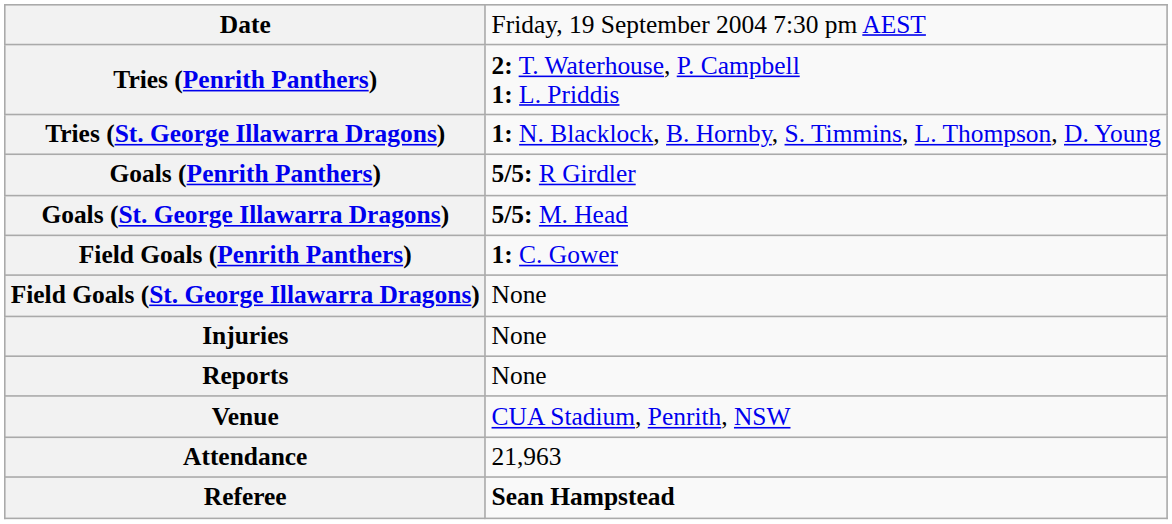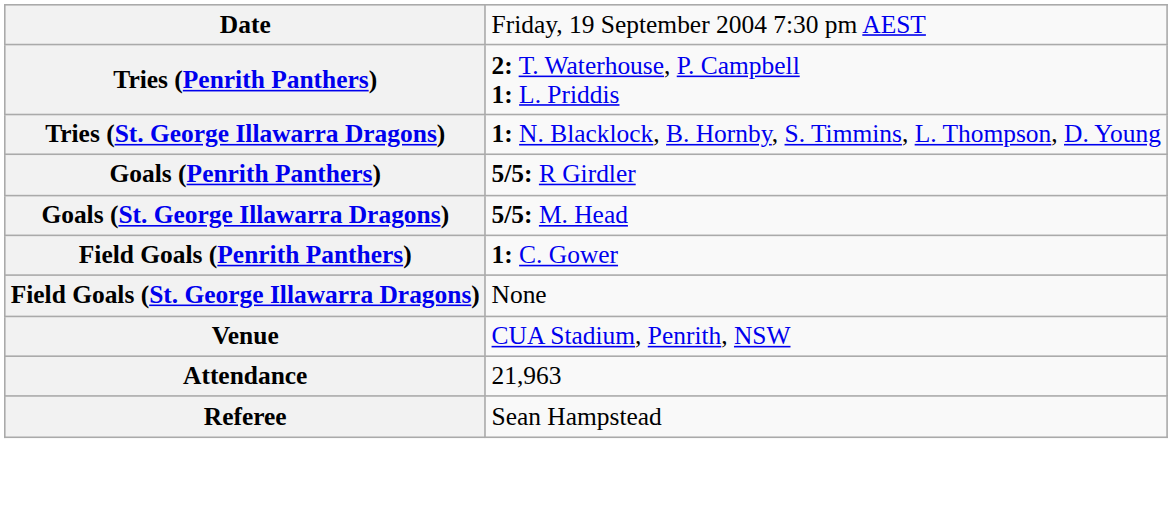- row: (245, 335)
- row: (245, 376)
(583, 497) bold -> (577, 416) normal
